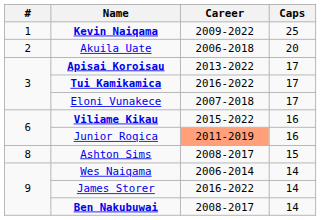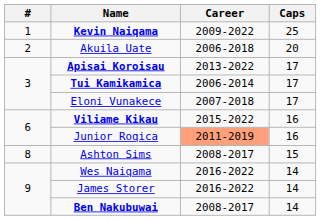(225, 84) 2016-2022 -> (225, 84) 2006-2014
(225, 171) 2006-2014 -> (225, 171) 2016-2022
